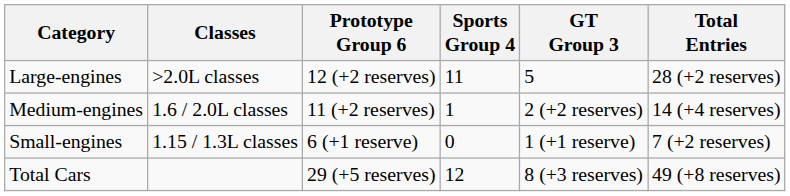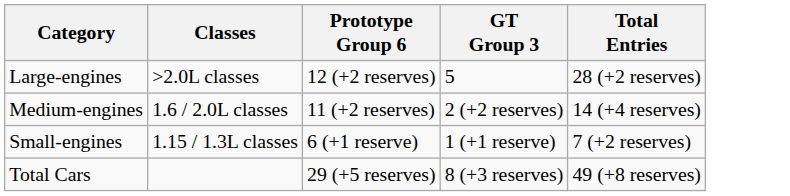- column: (480, 32)
